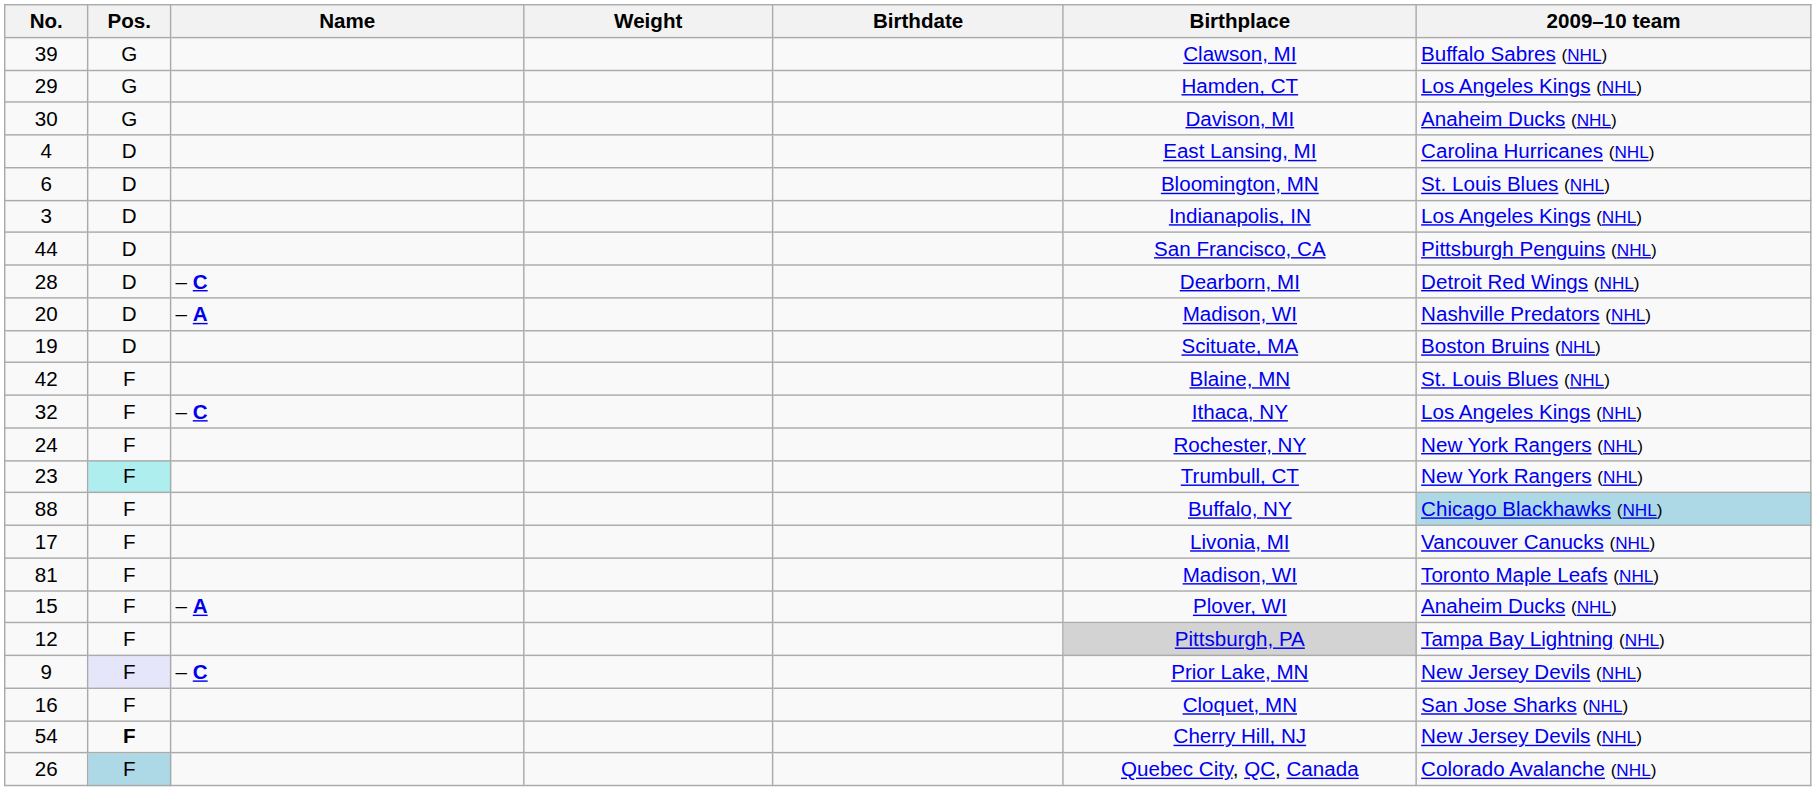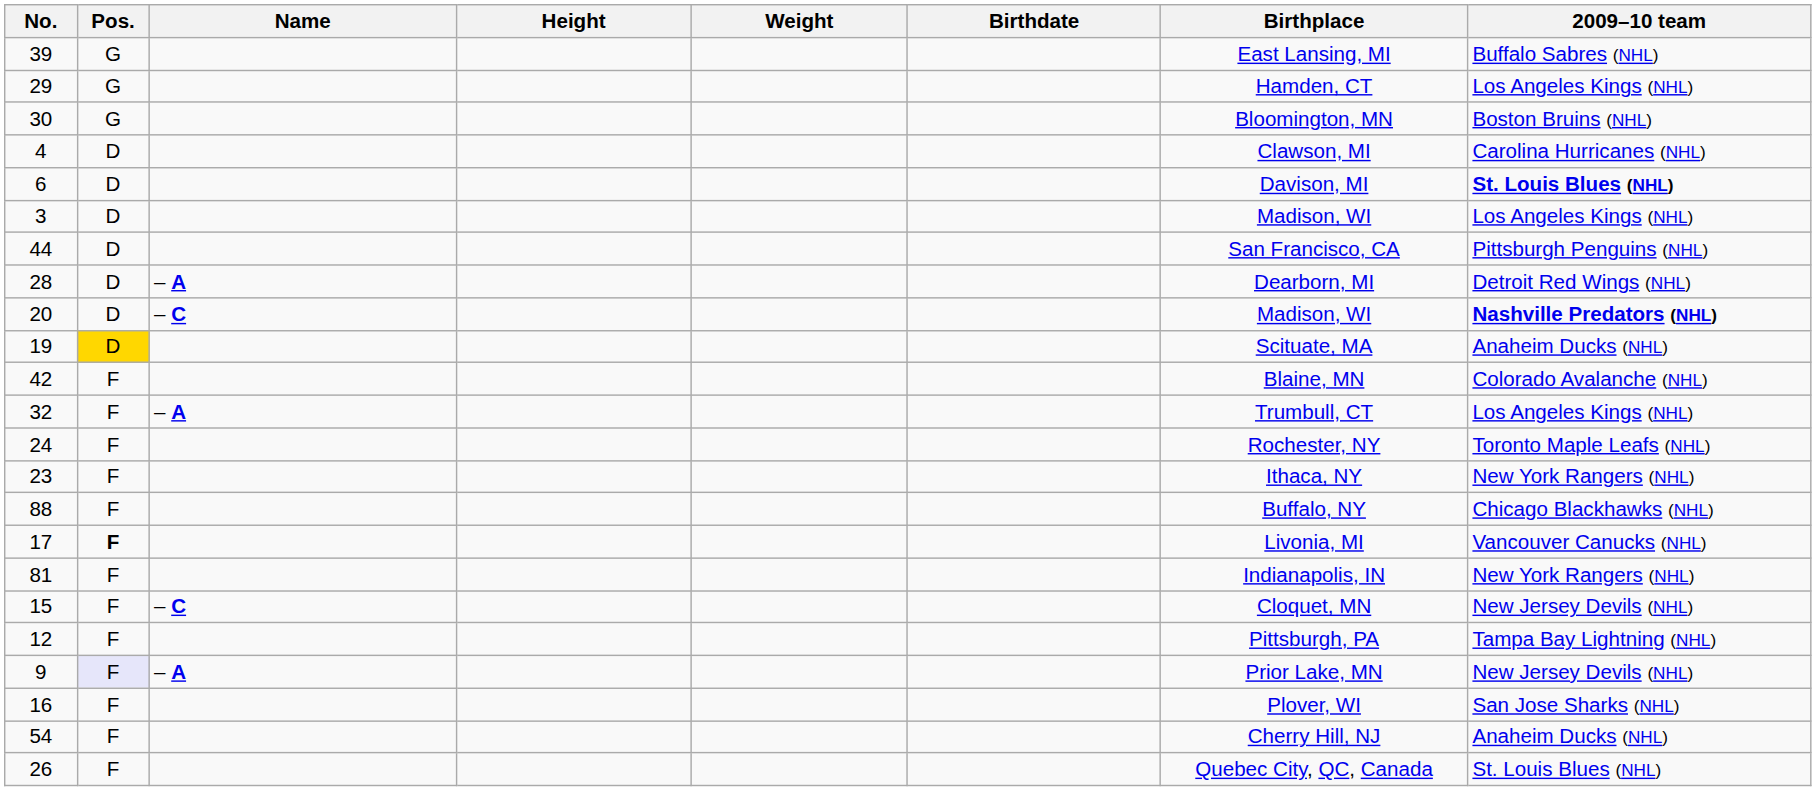+ column: (574, 21)
(1240, 54) Clawson, MI -> (1314, 54) East Lansing, MI
(1240, 119) Davison, MI -> (1314, 119) Bloomington, MN
(1519, 119) Anaheim Ducks (NHL) -> (1562, 119) Boston Bruins (NHL)
(1240, 152) East Lansing, MI -> (1314, 152) Clawson, MI
(1240, 184) Bloomington, MN -> (1314, 184) Davison, MI
(1515, 184) normal -> (1573, 184) bold
(1240, 217) Indianapolis, IN -> (1314, 217) Madison, WI
(192, 282) – C -> (170, 282) – A
(192, 314) – A -> (170, 314) – C
(1536, 314) normal -> (1595, 314) bold
(129, 347) no background -> (113, 347) gold background
(1511, 347) Boston Bruins (NHL) -> (1570, 347) Anaheim Ducks (NHL)
(1515, 379) St. Louis Blues (NHL) -> (1590, 379) Colorado Avalanche (NHL)
(192, 412) – C -> (170, 412) – A
(1240, 412) Ithaca, NY -> (1314, 412) Trumbull, CT
(1532, 444) New York Rangers (NHL) -> (1591, 444) Toronto Maple Leafs (NHL)
(129, 477) paleturquoise background -> (113, 477) no background
(1240, 477) Trumbull, CT -> (1314, 477) Ithaca, NY
(1542, 509) lightblue background -> (1593, 509) no background
(129, 542) normal -> (113, 542) bold
(1240, 574) Madison, WI -> (1314, 574) Indianapolis, IN
(1540, 574) Toronto Maple Leafs (NHL) -> (1583, 574) New York Rangers (NHL)
(192, 607) – A -> (170, 607) – C
(1240, 607) Plover, WI -> (1314, 607) Cloquet, MN
(1519, 607) Anaheim Ducks (NHL) -> (1583, 607) New Jersey Devils (NHL)
(1240, 639) lightgrey background -> (1314, 639) no background
(192, 672) – C -> (170, 672) – A
(1240, 705) Cloquet, MN -> (1314, 705) Plover, WI
(129, 737) bold -> (113, 737) normal
(1531, 737) New Jersey Devils (NHL) -> (1570, 737) Anaheim Ducks (NHL)
(129, 770) lightblue background -> (113, 770) no background
(1539, 770) Colorado Avalanche (NHL) -> (1567, 770) St. Louis Blues (NHL)
